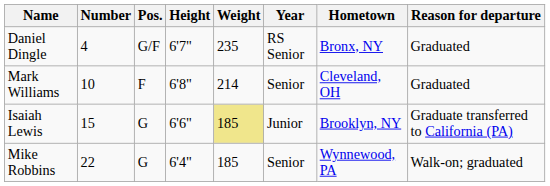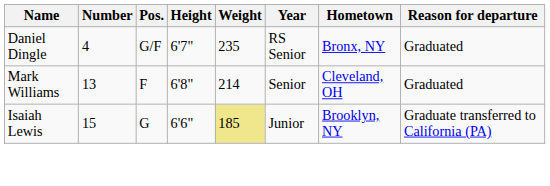(88, 84) 10 -> (89, 84) 13
- row: (31, 162)
